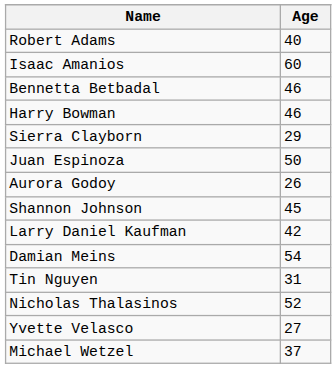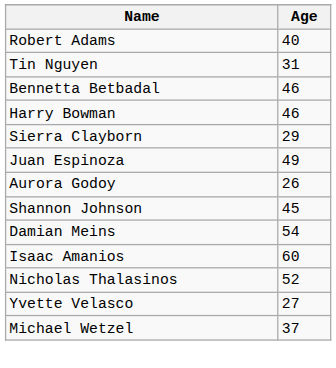rows swapped: (67, 65) <-> (54, 280)
(293, 160) 50 -> (291, 160) 49
- row: (98, 232)
